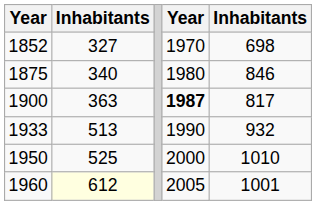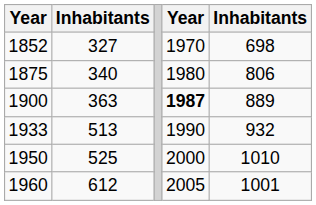(260, 74) 846 -> (260, 74) 806
(260, 102) 817 -> (260, 102) 889
(103, 185) lightyellow background -> (103, 185) no background
